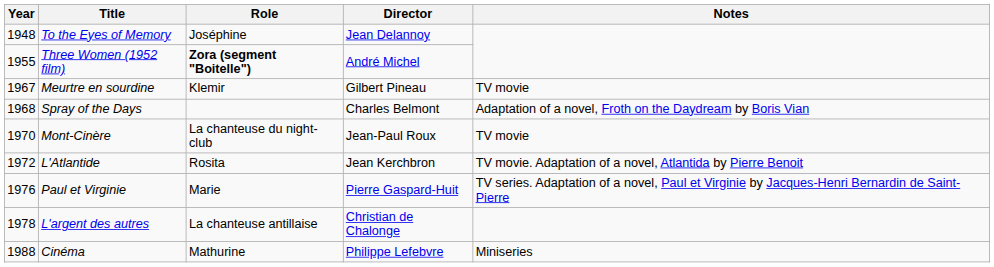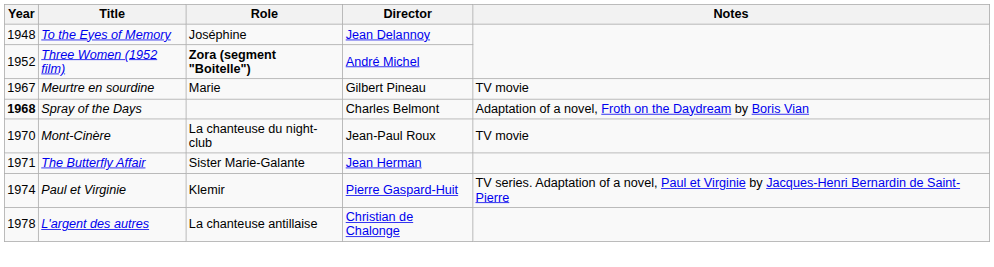(21, 61) 1955 -> (21, 61) 1952
(207, 88) Klemir -> (205, 88) Marie
(21, 108) normal -> (21, 108) bold
+ row: (93, 163)
- row: (71, 163)
(21, 190) 1976 -> (21, 190) 1974
(205, 190) Marie -> (207, 190) Klemir
- row: (63, 251)
